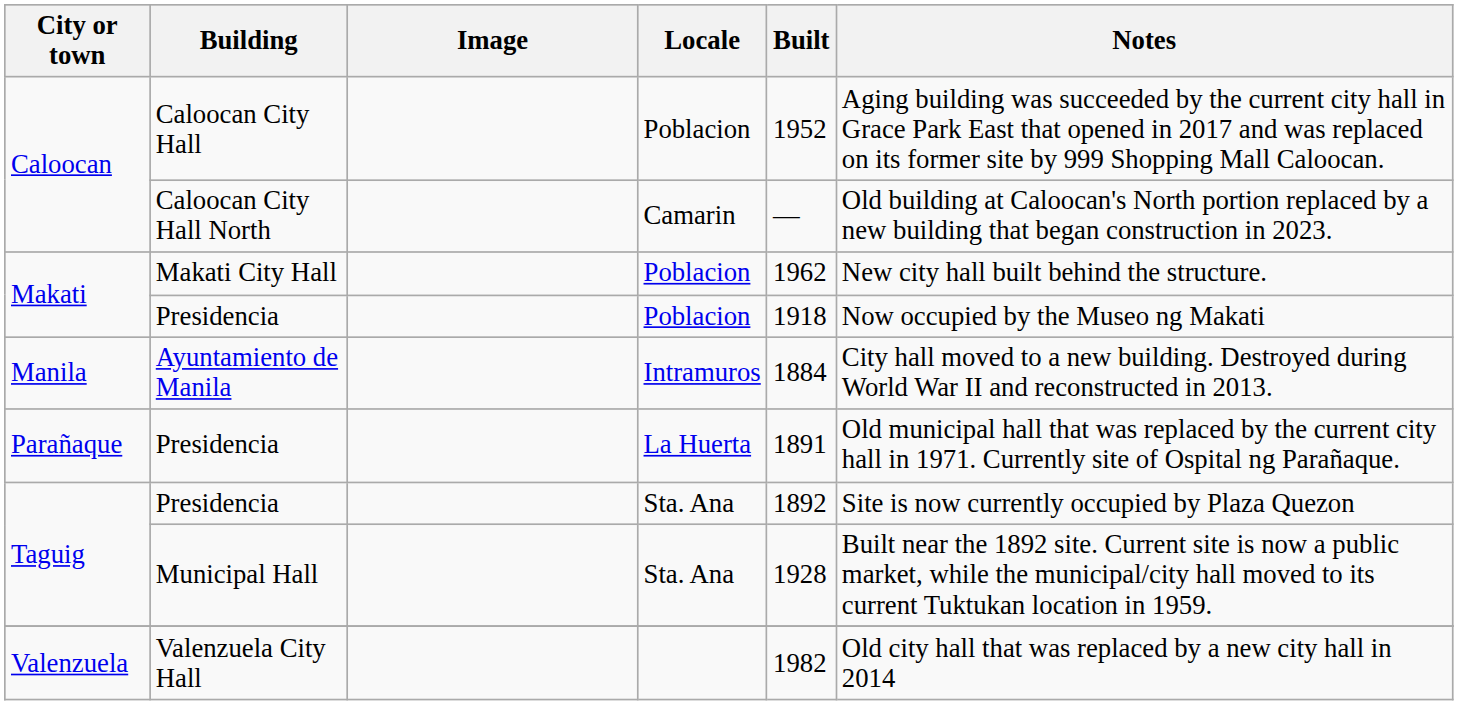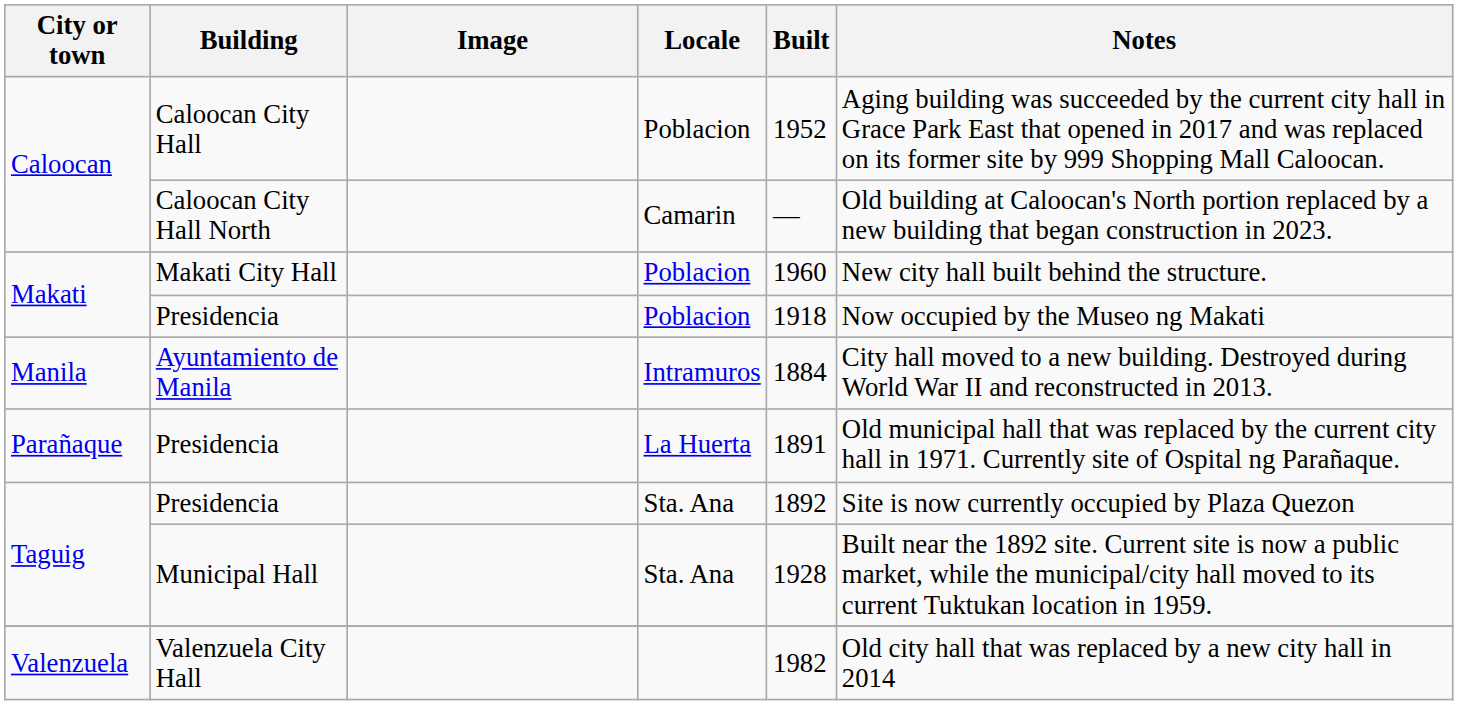(800, 273) 1962 -> (800, 273) 1960
